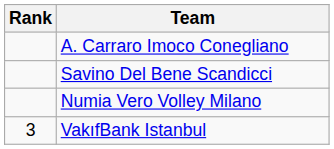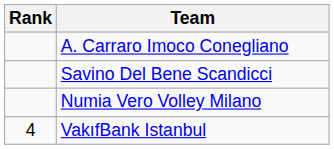(31, 130) 3 -> (31, 130) 4
